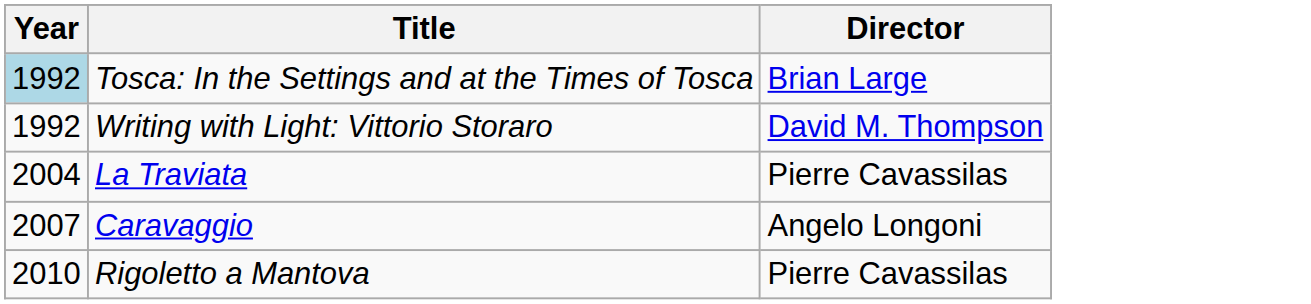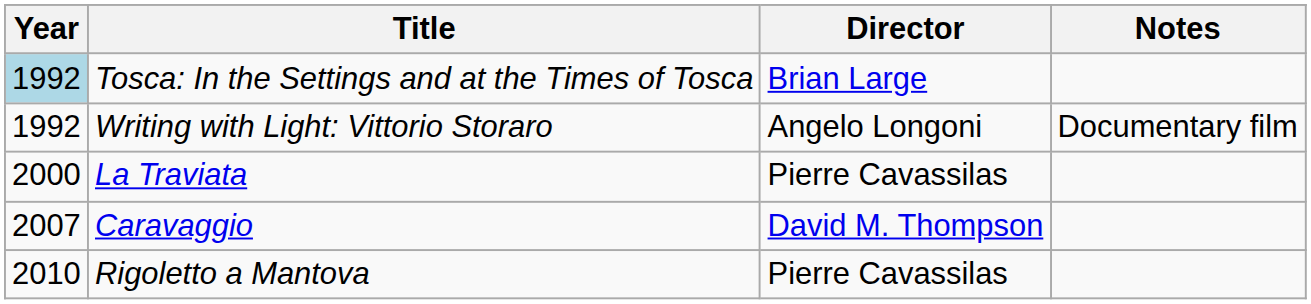+ column: (1178, 28)
(905, 126) David M. Thompson -> (875, 126) Angelo Longoni
(46, 175) 2004 -> (46, 175) 2000
(875, 224) Angelo Longoni -> (905, 224) David M. Thompson
